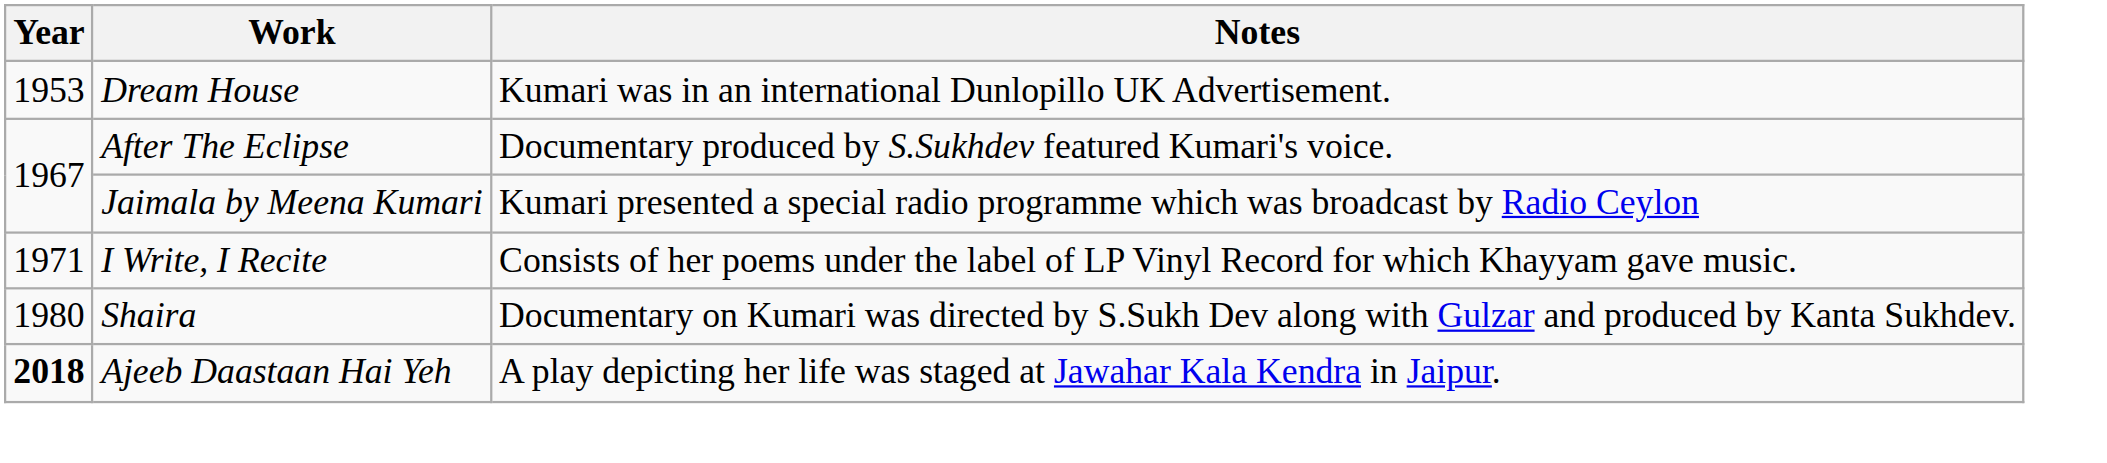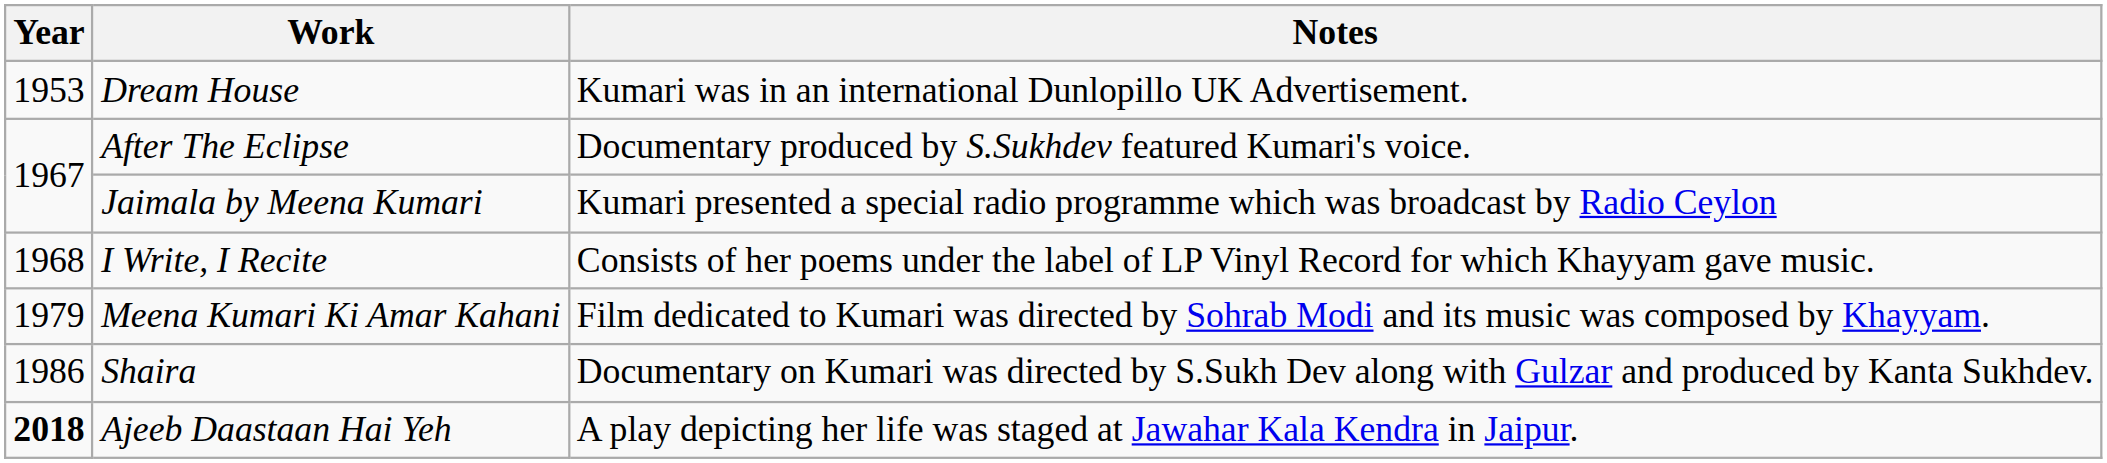(49, 259) 1971 -> (49, 259) 1968
+ row: (331, 315)
(49, 315) 1980 -> (49, 372) 1986
